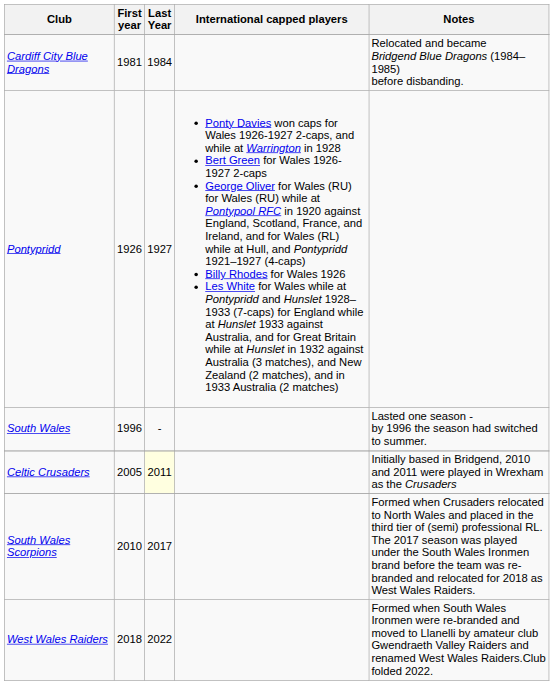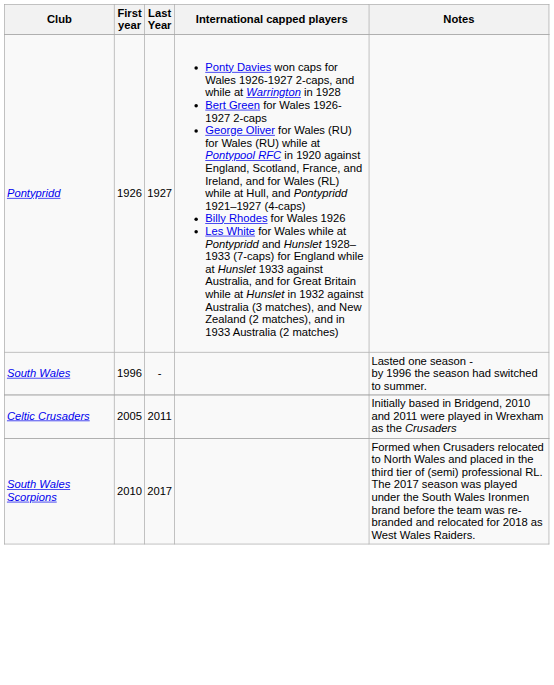- row: (47, 62)
(160, 472) lightyellow background -> (160, 416) no background
- row: (57, 640)
